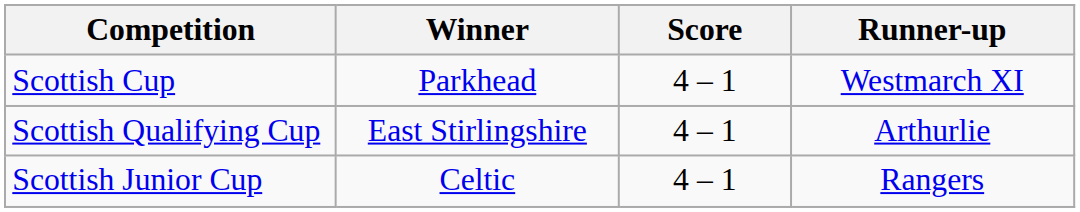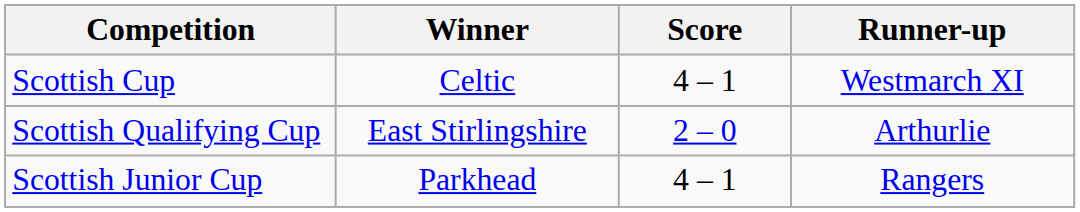(477, 79) Parkhead -> (477, 79) Celtic
(705, 130) 4 – 1 -> (705, 130) 2 – 0
(477, 180) Celtic -> (477, 180) Parkhead
